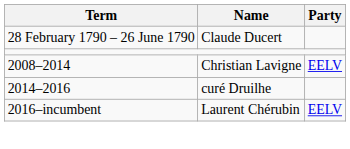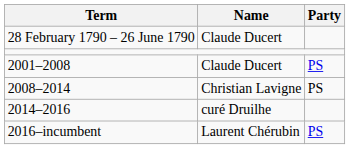+ row: (39, 66)
(325, 66) EELV -> (315, 88) PS
(325, 110) EELV -> (315, 132) PS
